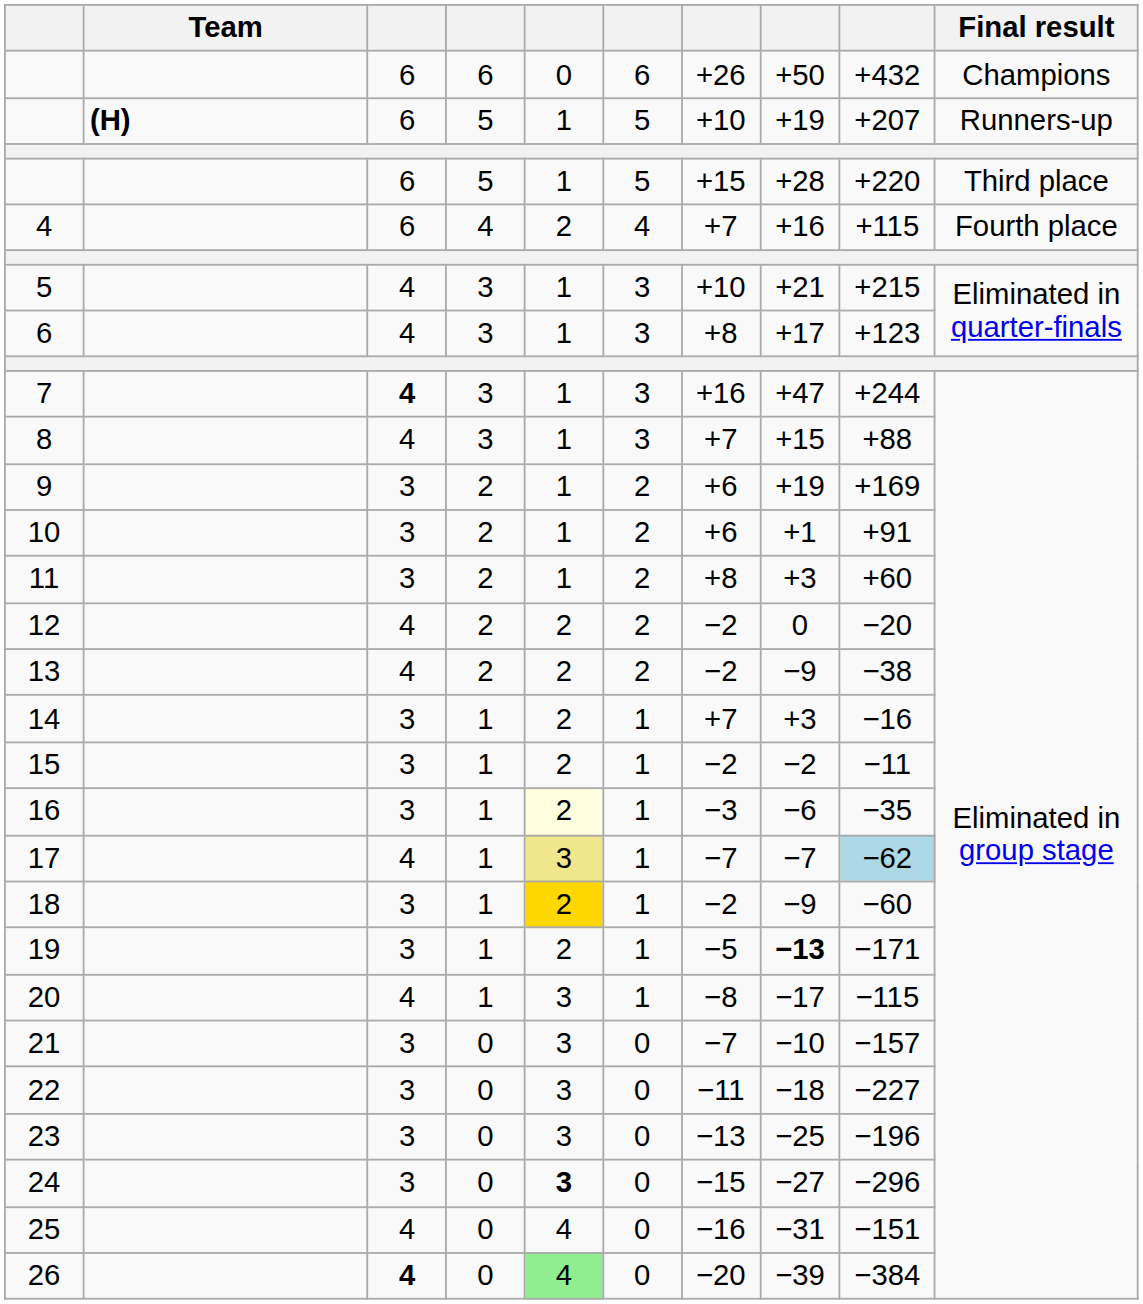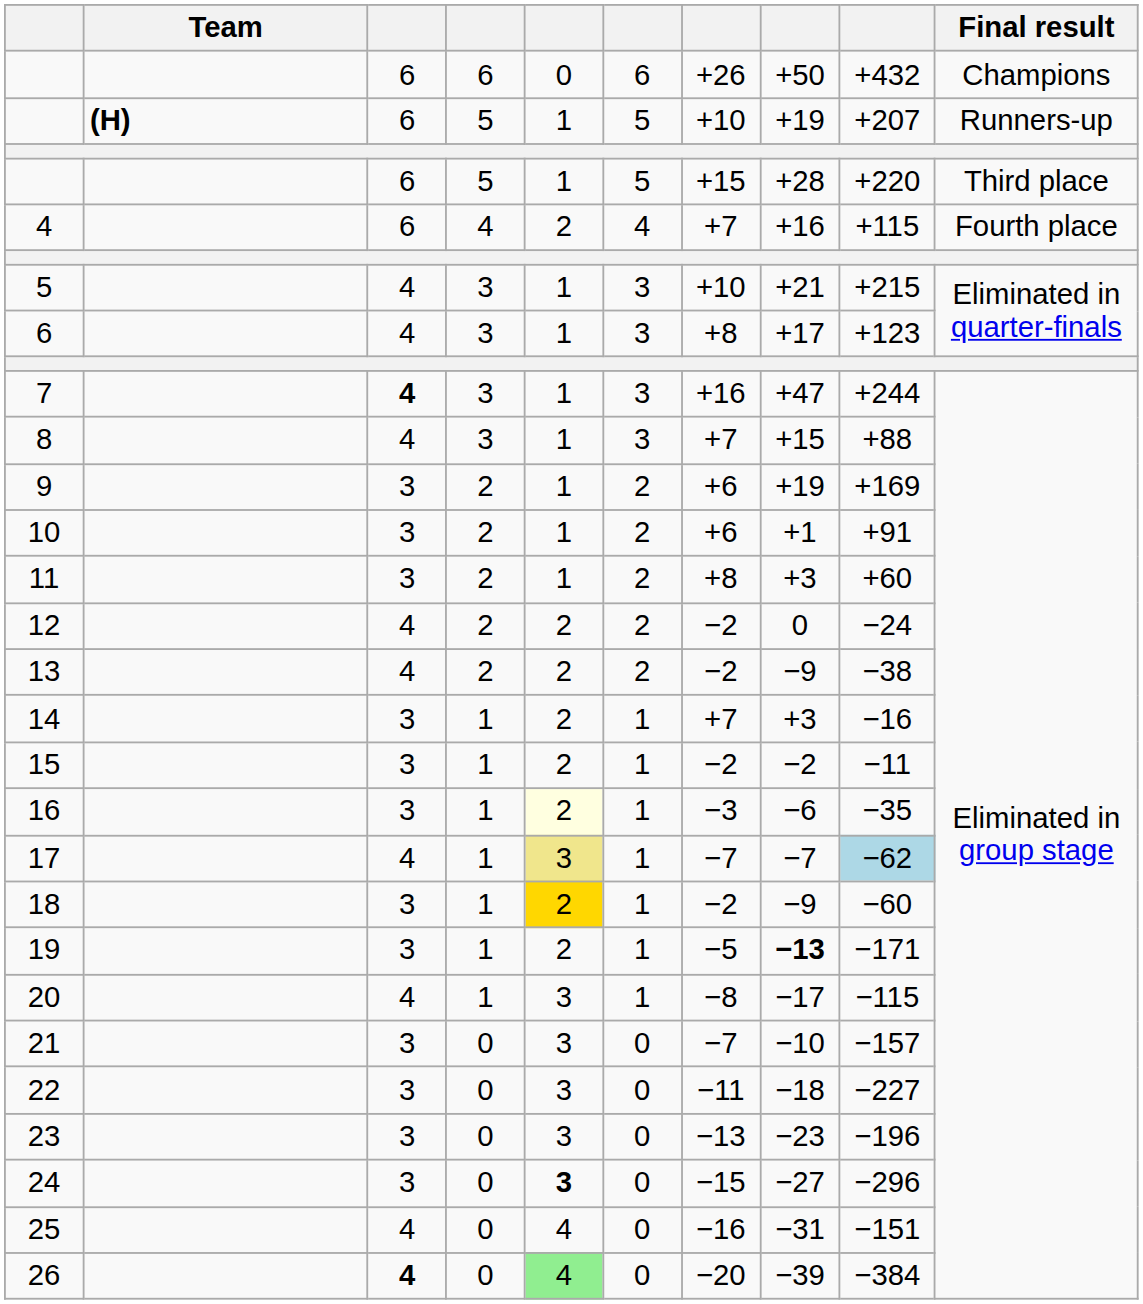(887, 625) −20 -> (887, 625) −24
(800, 1136) −25 -> (800, 1136) −23
